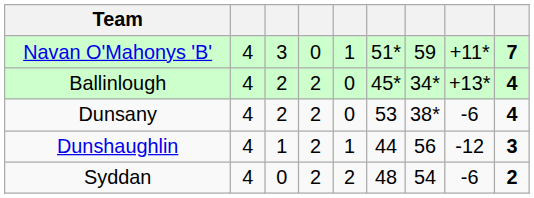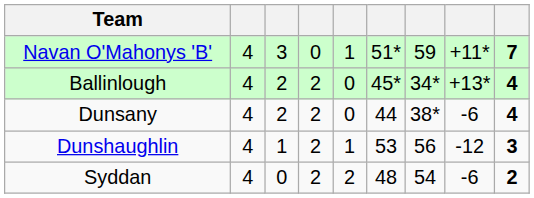(386, 114) 53 -> (386, 114) 44
(386, 146) 44 -> (386, 146) 53
